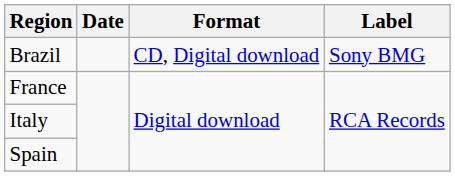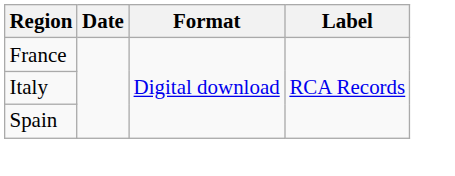- row: (35, 54)
